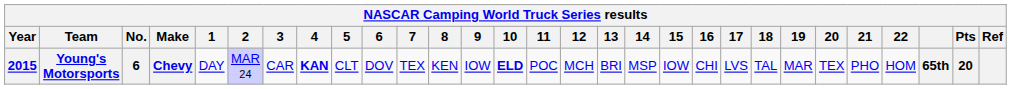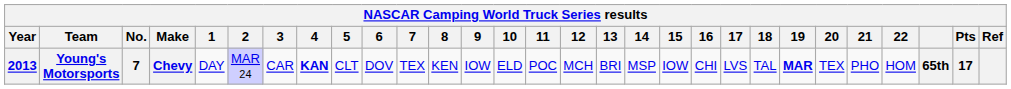(22, 66) 2015 -> (22, 66) 2013
(136, 66) 6 -> (136, 66) 7
(510, 66) bold -> (510, 66) normal
(798, 66) normal -> (798, 66) bold
(966, 66) 20 -> (966, 66) 17
